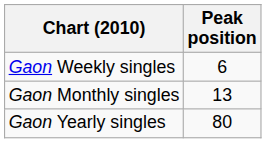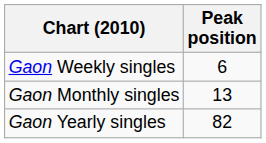(222, 123) 80 -> (222, 123) 82
